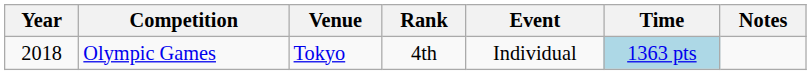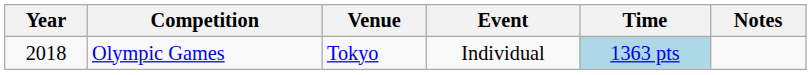- column: (424, 20)
